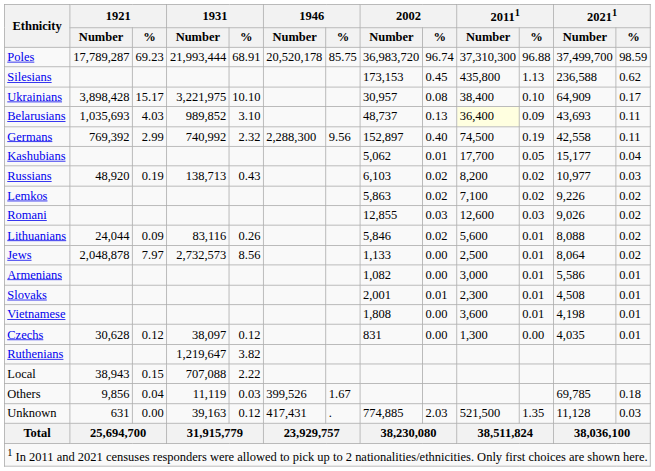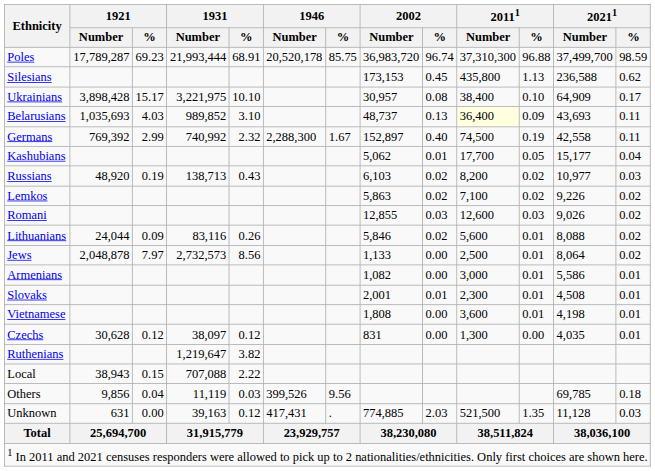(340, 136) 9.56 -> (340, 136) 1.67
(340, 393) 1.67 -> (340, 393) 9.56
